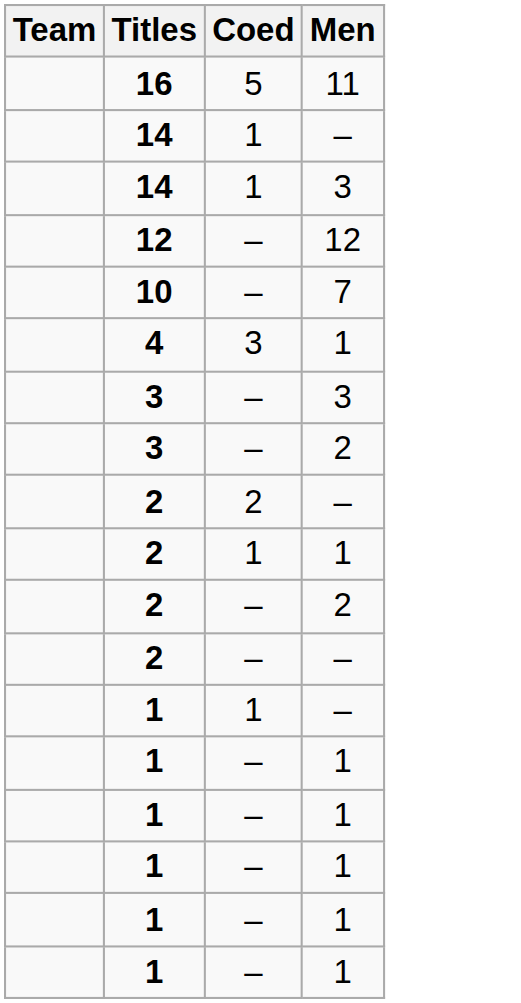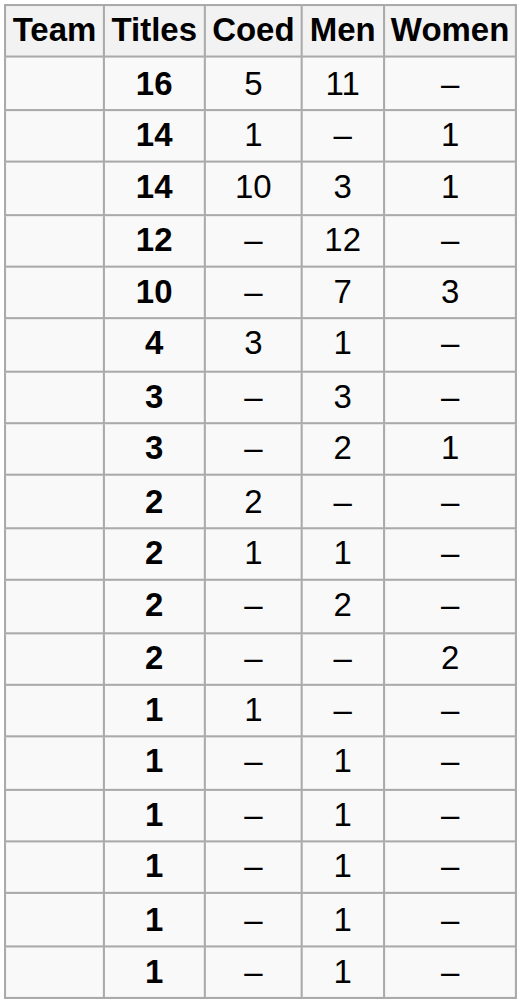+ column: (450, 30)
(253, 187) 1 -> (253, 187) 10
